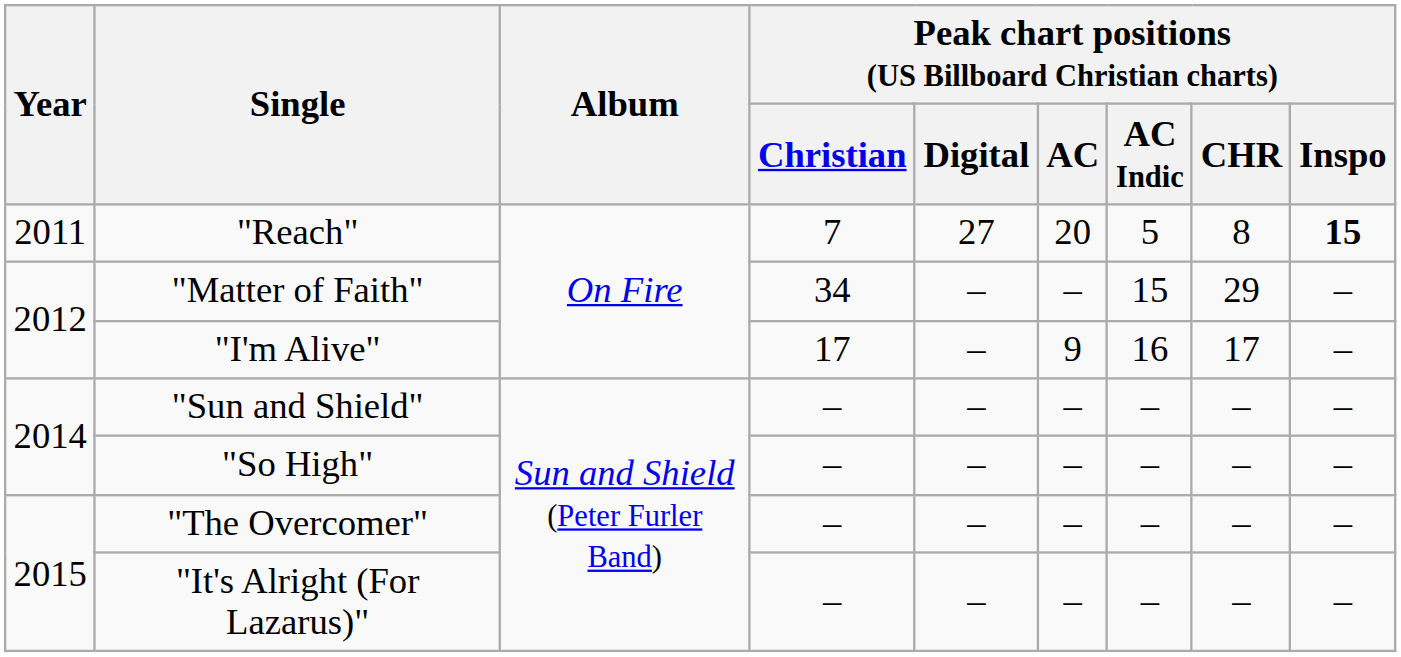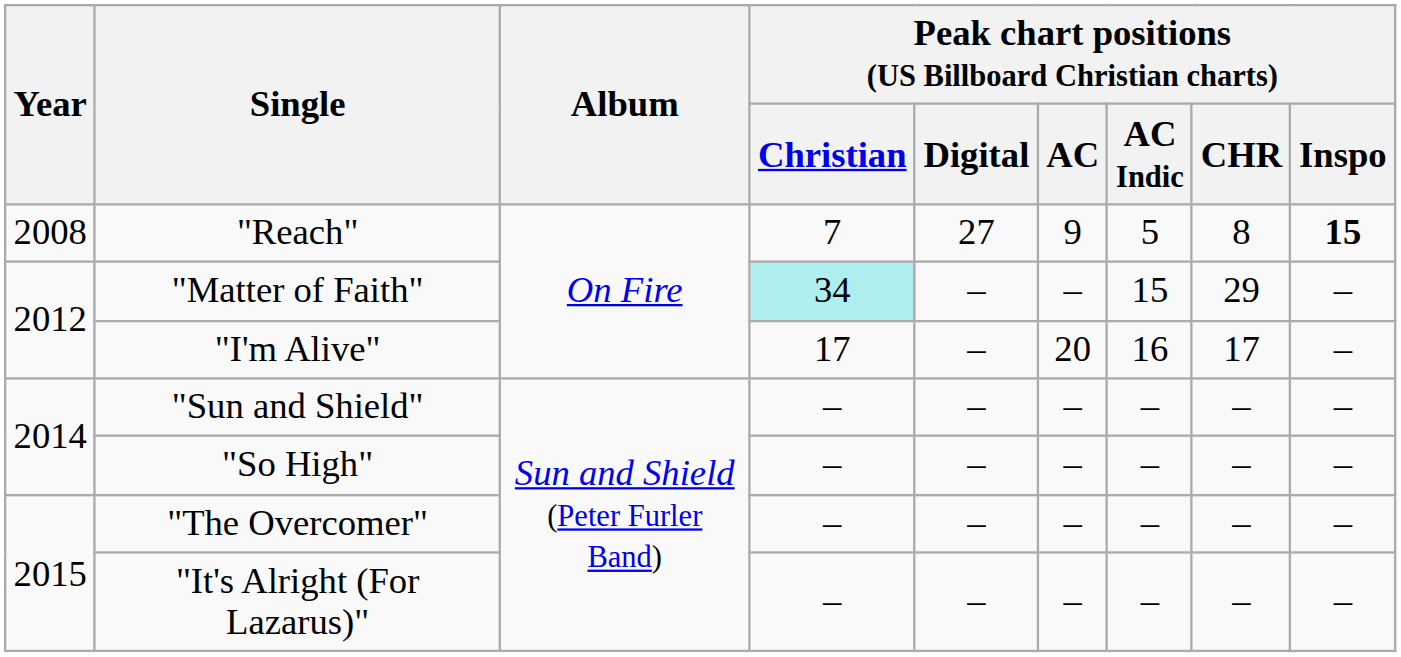(50, 232) 2011 -> (50, 232) 2008
(1073, 232) 20 -> (1073, 232) 9
(832, 290) no background -> (832, 290) paleturquoise background
(1073, 348) 9 -> (1073, 348) 20
